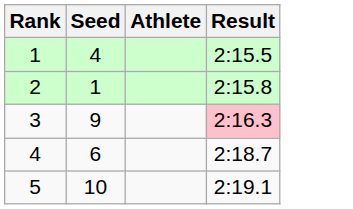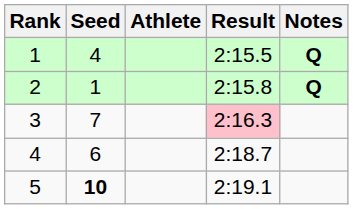+ column: (314, 21)
(95, 120) 9 -> (95, 120) 7
(95, 187) normal -> (95, 187) bold
